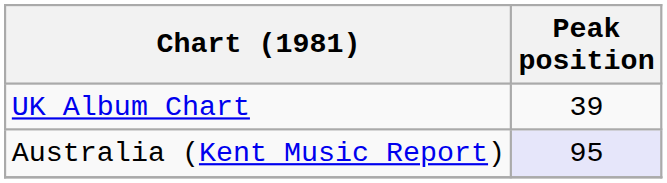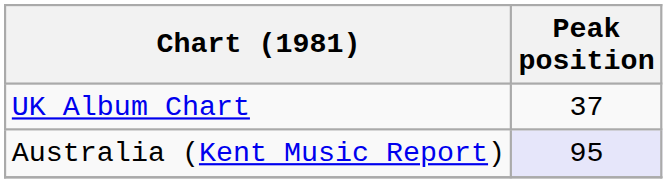(587, 107) 39 -> (587, 107) 37
